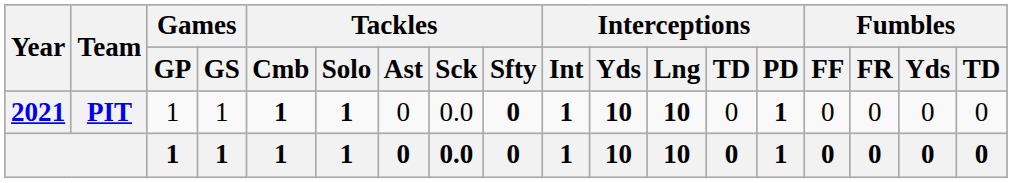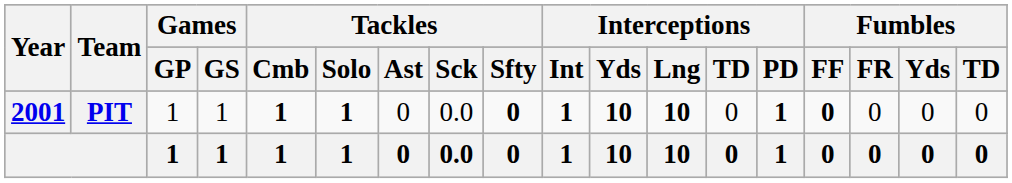(38, 111) 2021 -> (38, 111) 2001
(828, 111) normal -> (828, 111) bold
